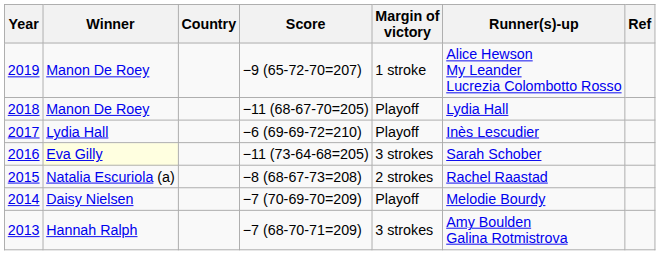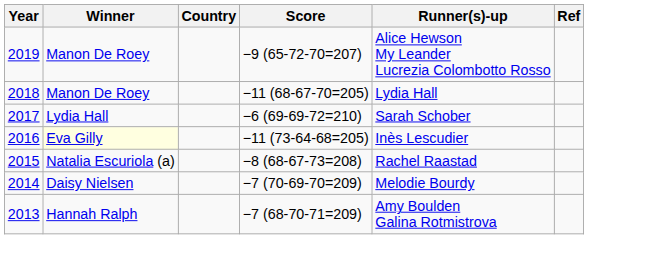- column: (407, 24)
(493, 132) Inès Lescudier -> (423, 116) Sarah Schober
(494, 154) Sarah Schober -> (422, 138) Inès Lescudier
